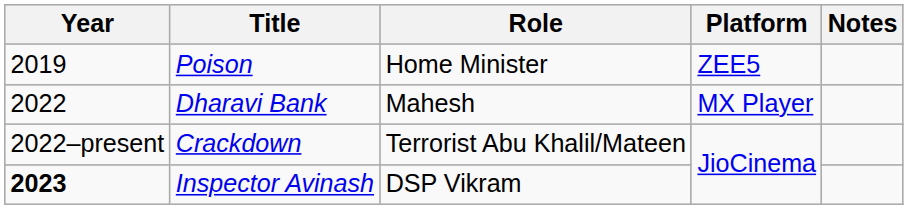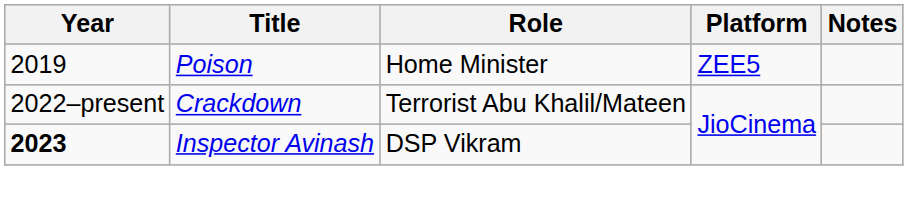- row: (251, 104)
